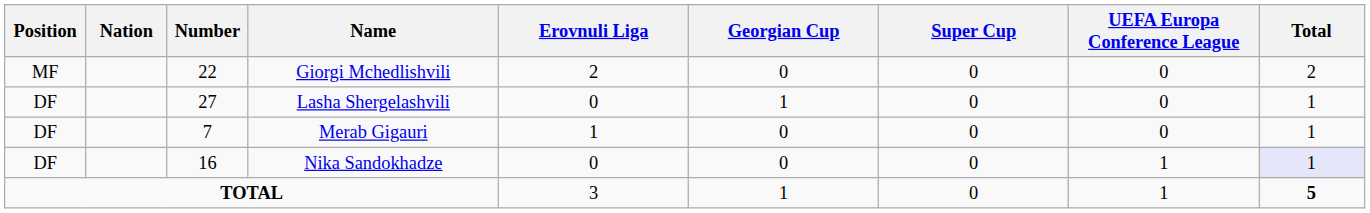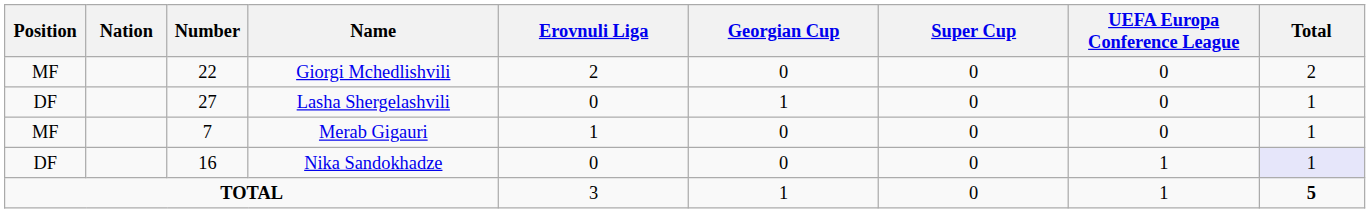(45, 132) DF -> (45, 132) MF
